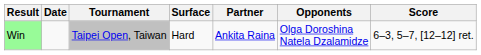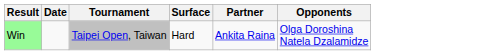- column: (423, 12)
